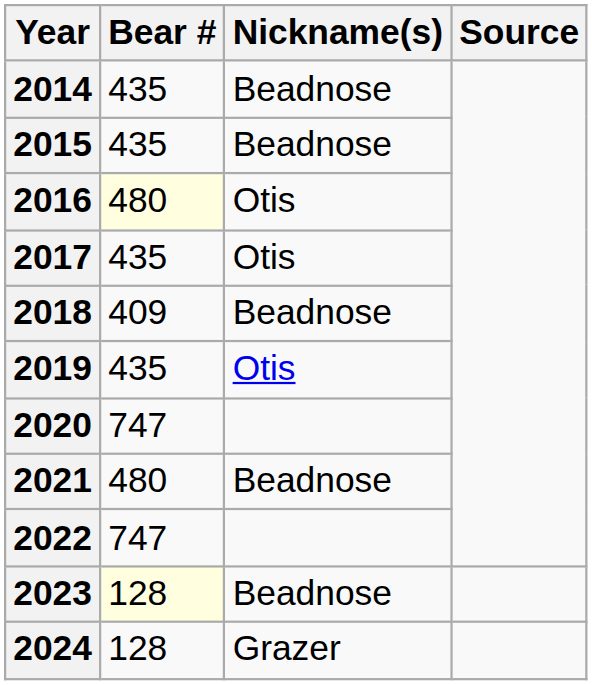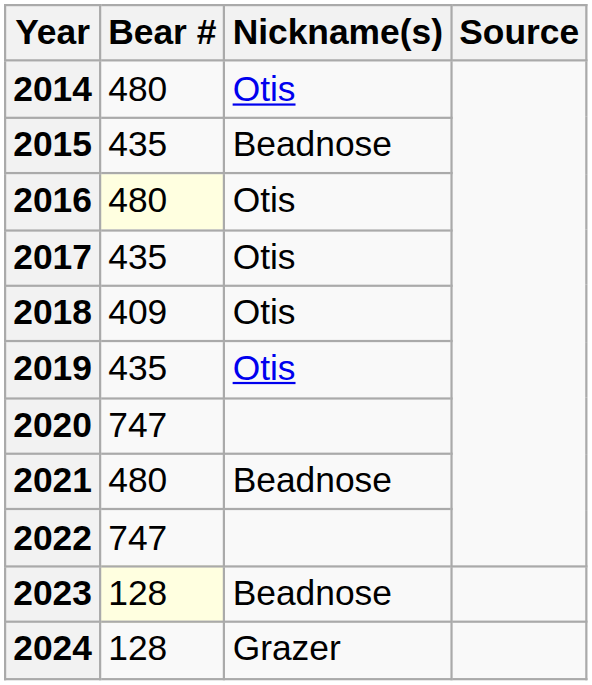(138, 88) 435 -> (138, 88) 480
(312, 88) Beadnose -> (264, 88) Otis
(312, 312) Beadnose -> (264, 312) Otis
